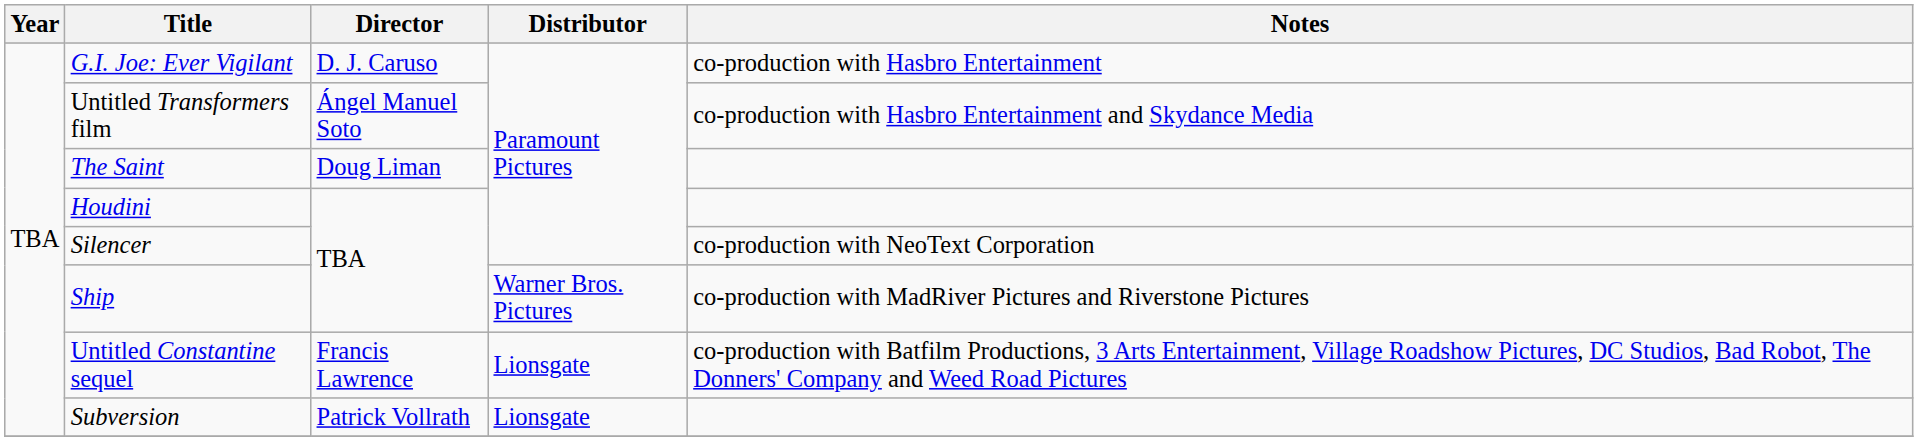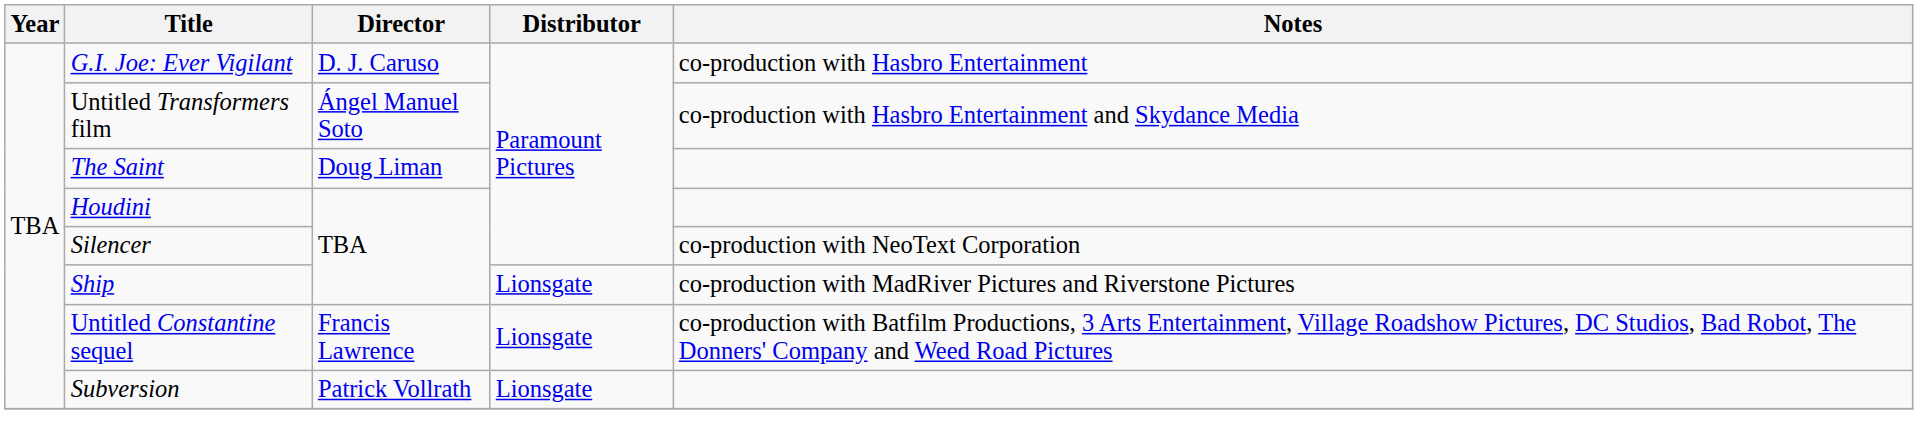(558, 298) Warner Bros. Pictures -> (544, 284) Lionsgate
